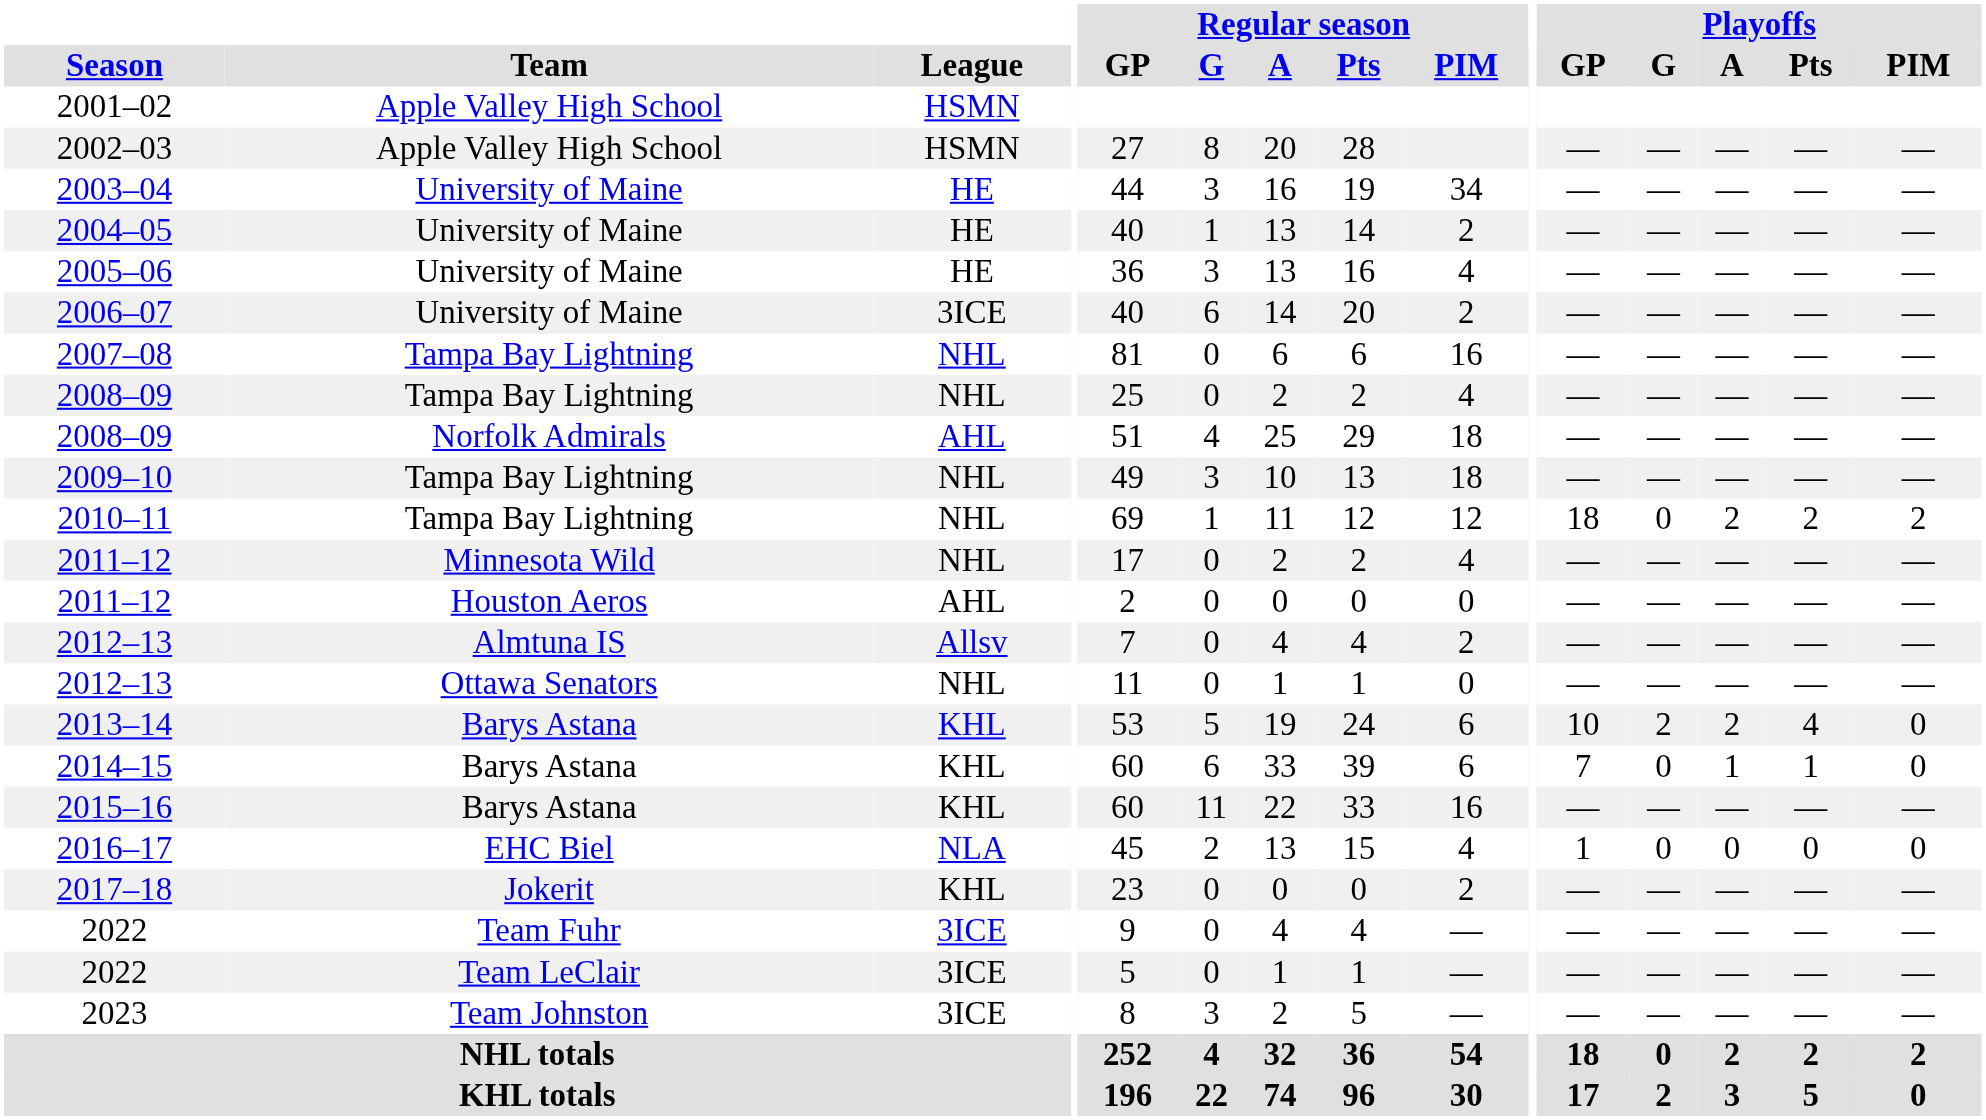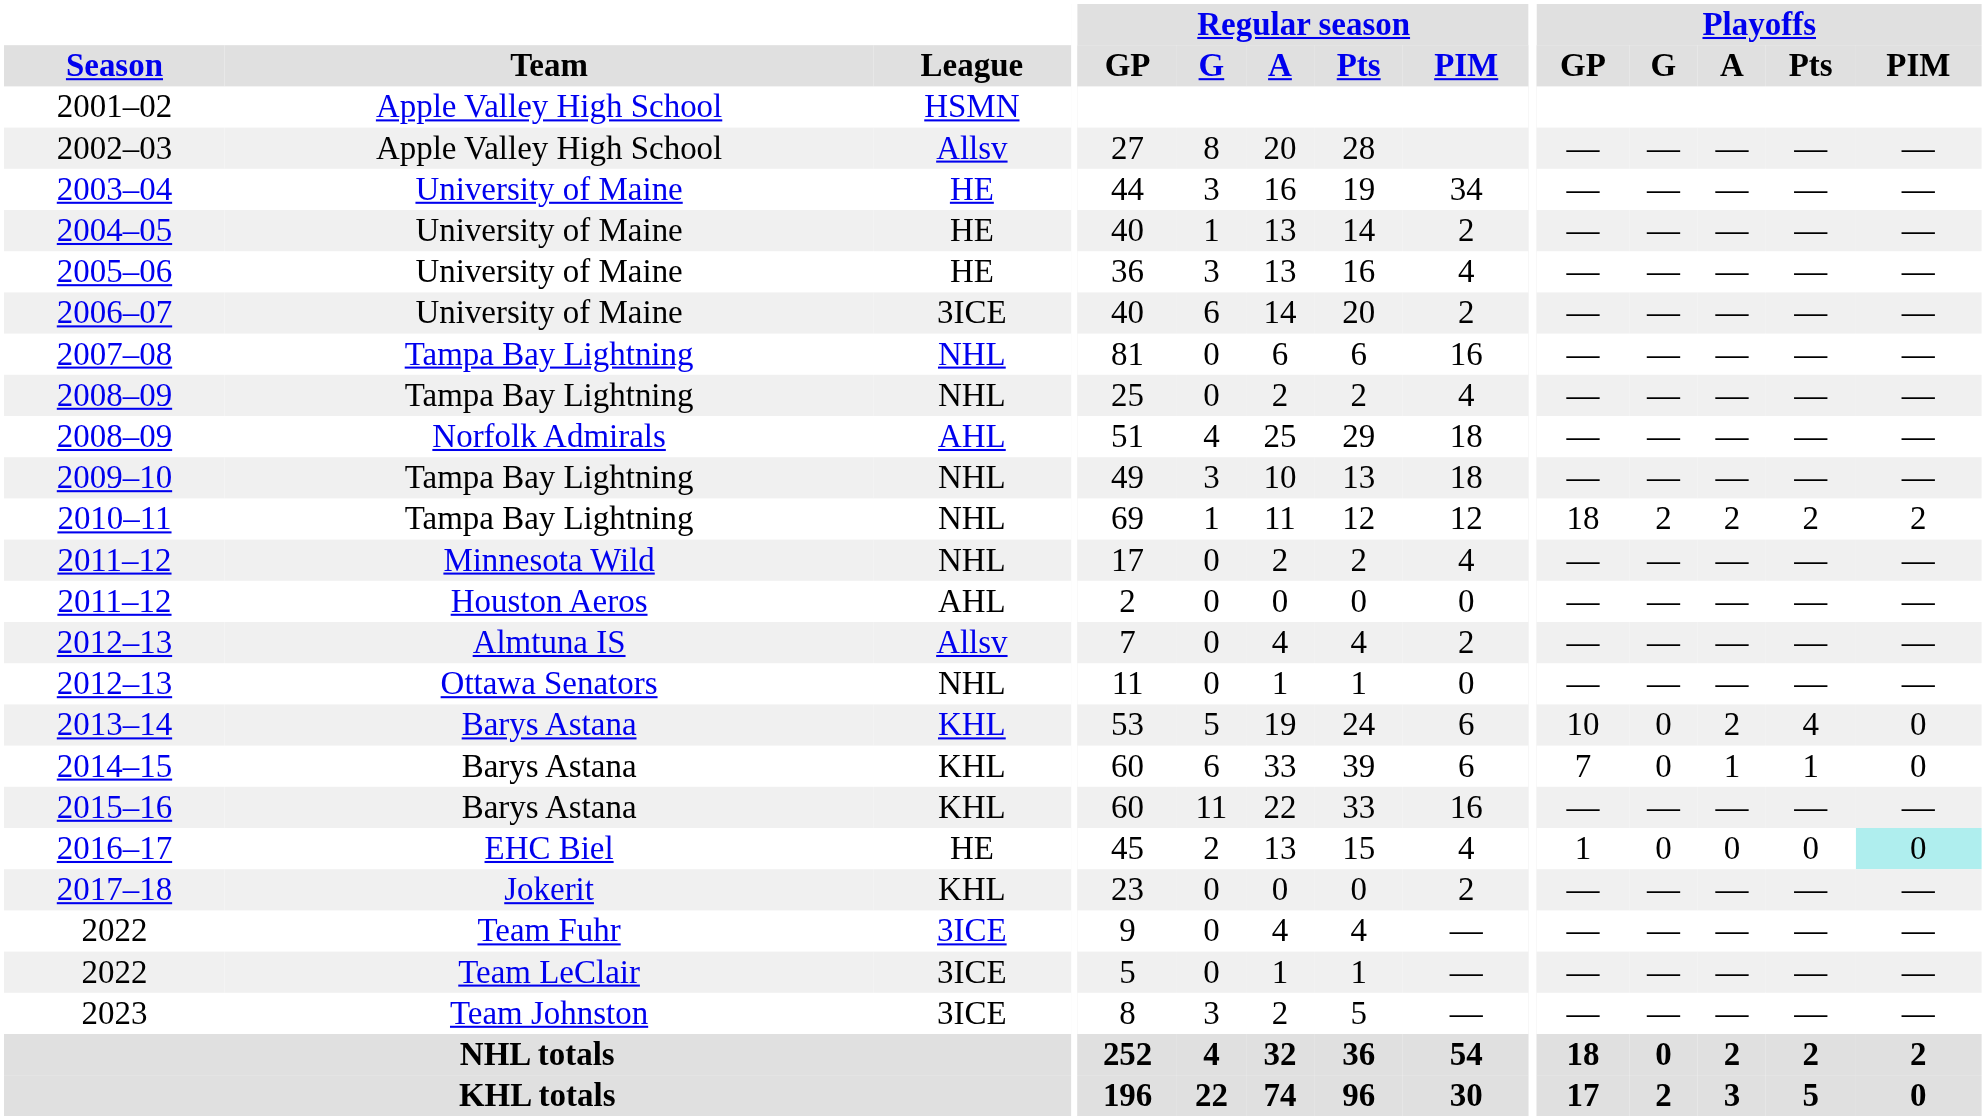(972, 147) HSMN -> (972, 147) Allsv
(1663, 518) 0 -> (1663, 518) 2
(1663, 724) 2 -> (1663, 724) 0
(972, 848) NLA -> (972, 848) HE
(1918, 848) no background -> (1918, 848) paleturquoise background
